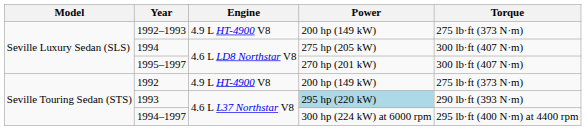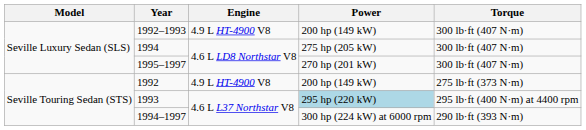(480, 30) 275 lb·ft (373 N·m) -> (480, 30) 300 lb·ft (407 N·m)
(480, 99) 290 lb·ft (393 N·m) -> (507, 99) 295 lb·ft (400 N·m) at 4400 rpm
(507, 116) 295 lb·ft (400 N·m) at 4400 rpm -> (480, 116) 290 lb·ft (393 N·m)
